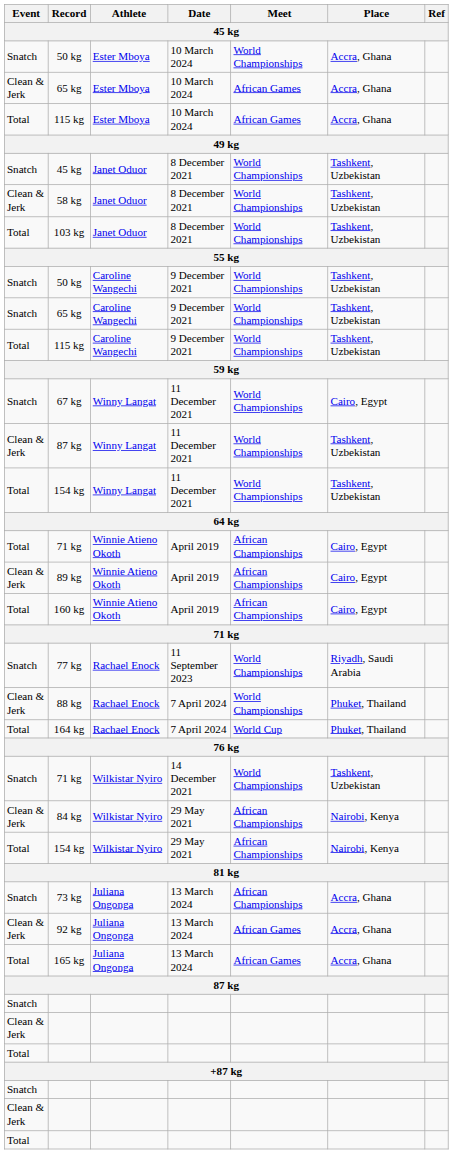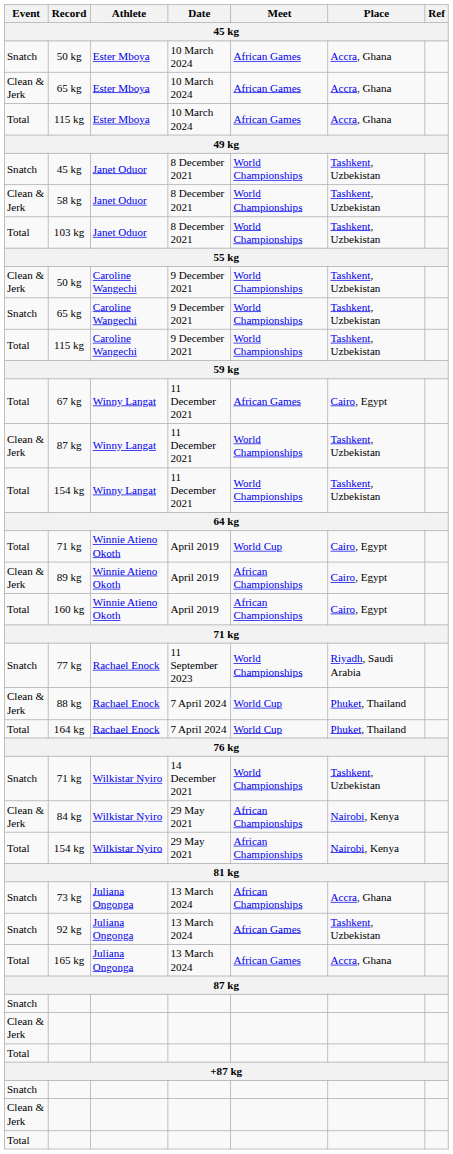(268, 56) World Championships -> (267, 56) African Games
(22, 282) Snatch -> (26, 282) Clean & Jerk
(22, 401) Snatch -> (18, 401) Total
(268, 401) World Championships -> (267, 401) African Games
(268, 546) African Championships -> (258, 546) World Cup
(268, 704) World Championships -> (258, 704) World Cup
(26, 929) Clean & Jerk -> (22, 929) Snatch
(361, 929) Accra, Ghana -> (355, 929) Tashkent, Uzbekistan
